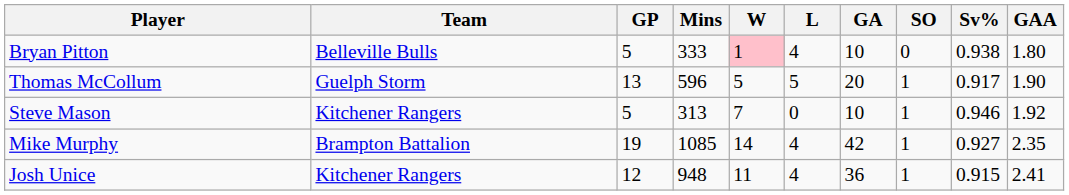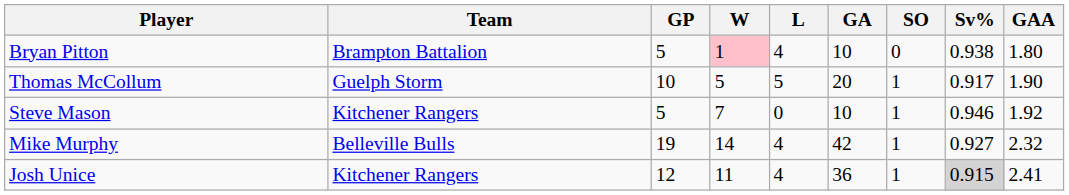- column: (701, 19)
(376, 50) Belleville Bulls -> (410, 50) Brampton Battalion
(632, 81) 13 -> (666, 81) 10
(393, 143) Brampton Battalion -> (393, 143) Belleville Bulls
(1029, 143) 2.35 -> (1026, 143) 2.32
(978, 174) no background -> (972, 174) lightgrey background
